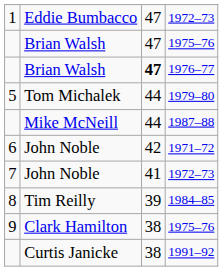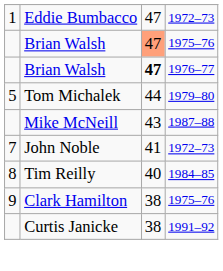(153, 43) no background -> (153, 43) lightsalmon background
(153, 122) 44 -> (153, 122) 43
- row: (62, 148)
(153, 200) 39 -> (153, 174) 40
